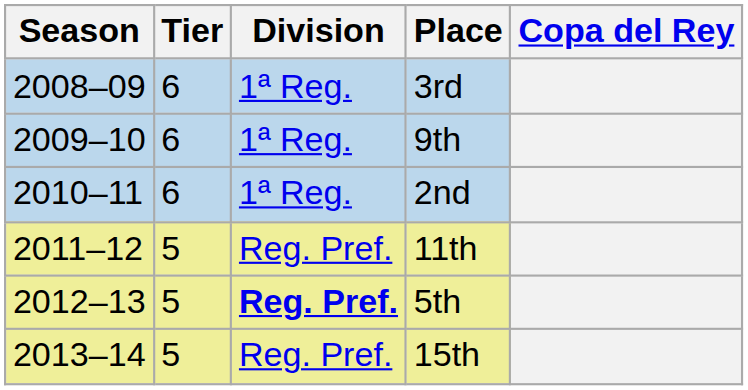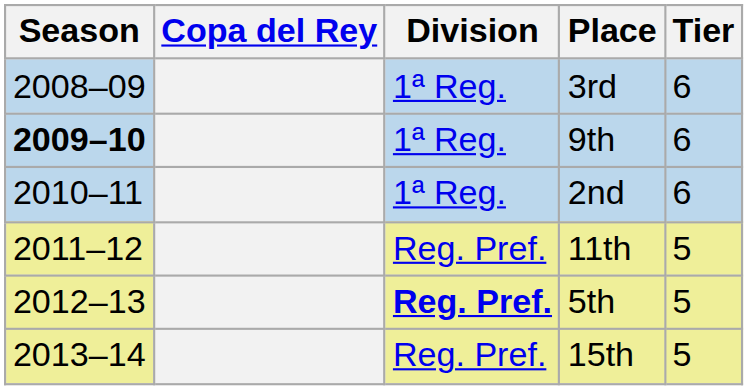columns swapped: (192, 31) <-> (626, 31)
(79, 139) normal -> (79, 139) bold
